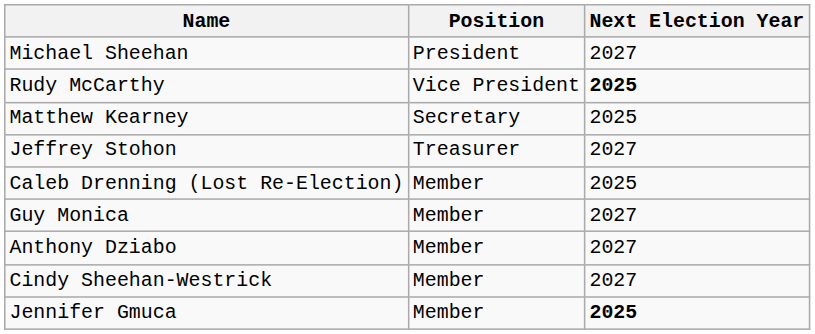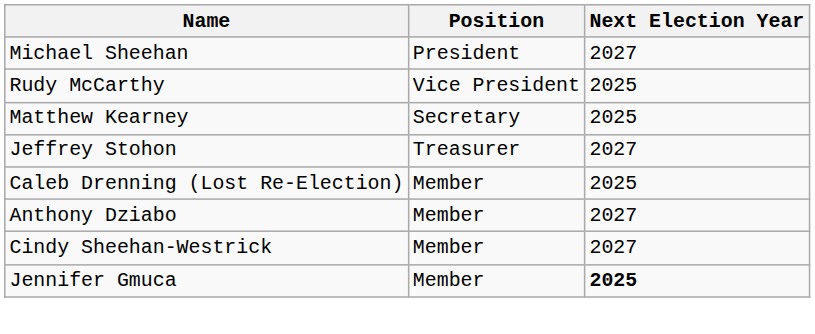(613, 86) bold -> (613, 86) normal
- row: (69, 215)
